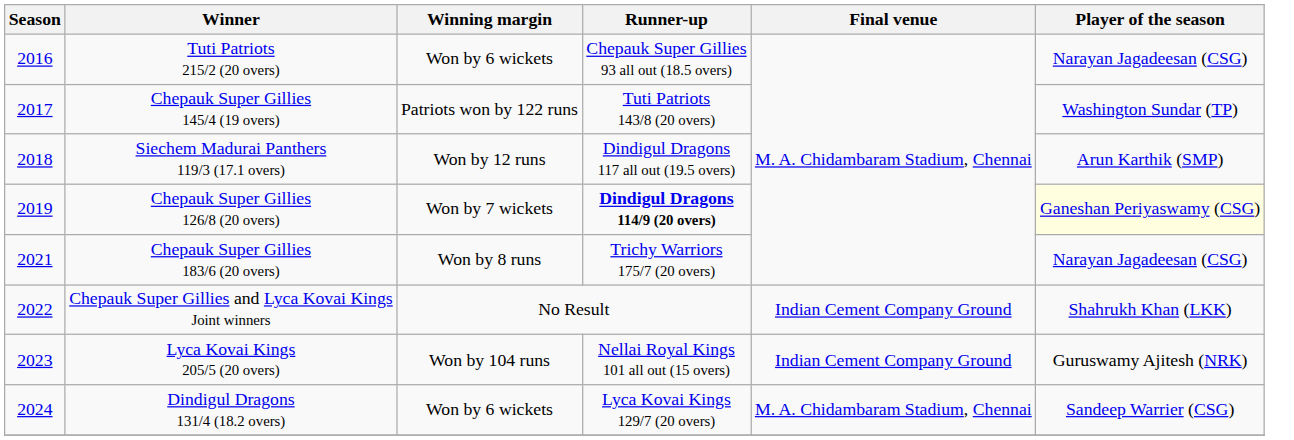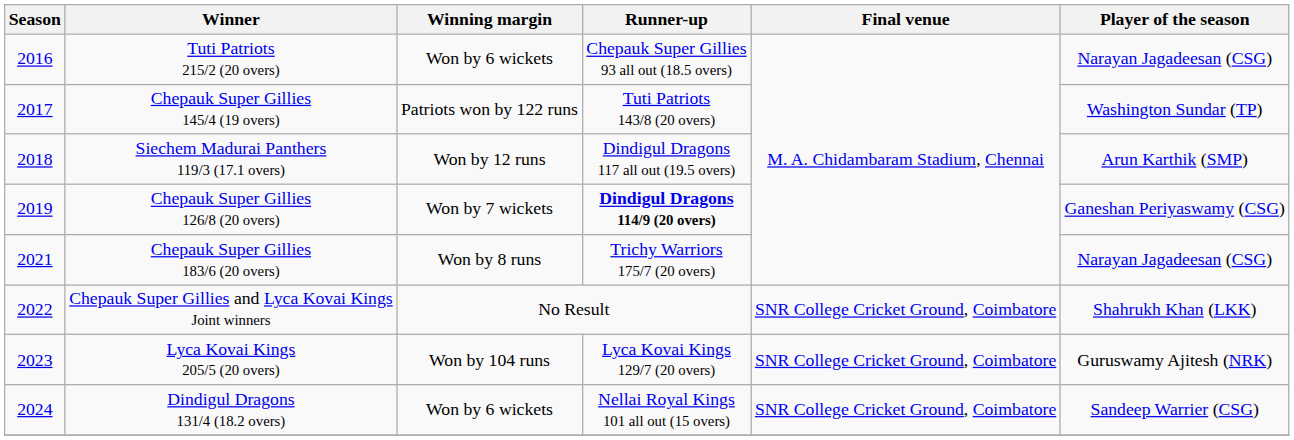(1150, 209) lightyellow background -> (1175, 209) no background
(893, 309) Indian Cement Company Ground -> (906, 309) SNR College Cricket Ground, Coimbatore
(666, 359) Nellai Royal Kings 101 all out (15 overs) -> (666, 359) Lyca Kovai Kings 129/7 (20 overs)
(893, 359) Indian Cement Company Ground -> (906, 359) SNR College Cricket Ground, Coimbatore
(666, 410) Lyca Kovai Kings 129/7 (20 overs) -> (666, 410) Nellai Royal Kings 101 all out (15 overs)
(893, 410) M. A. Chidambaram Stadium, Chennai -> (906, 410) SNR College Cricket Ground, Coimbatore
